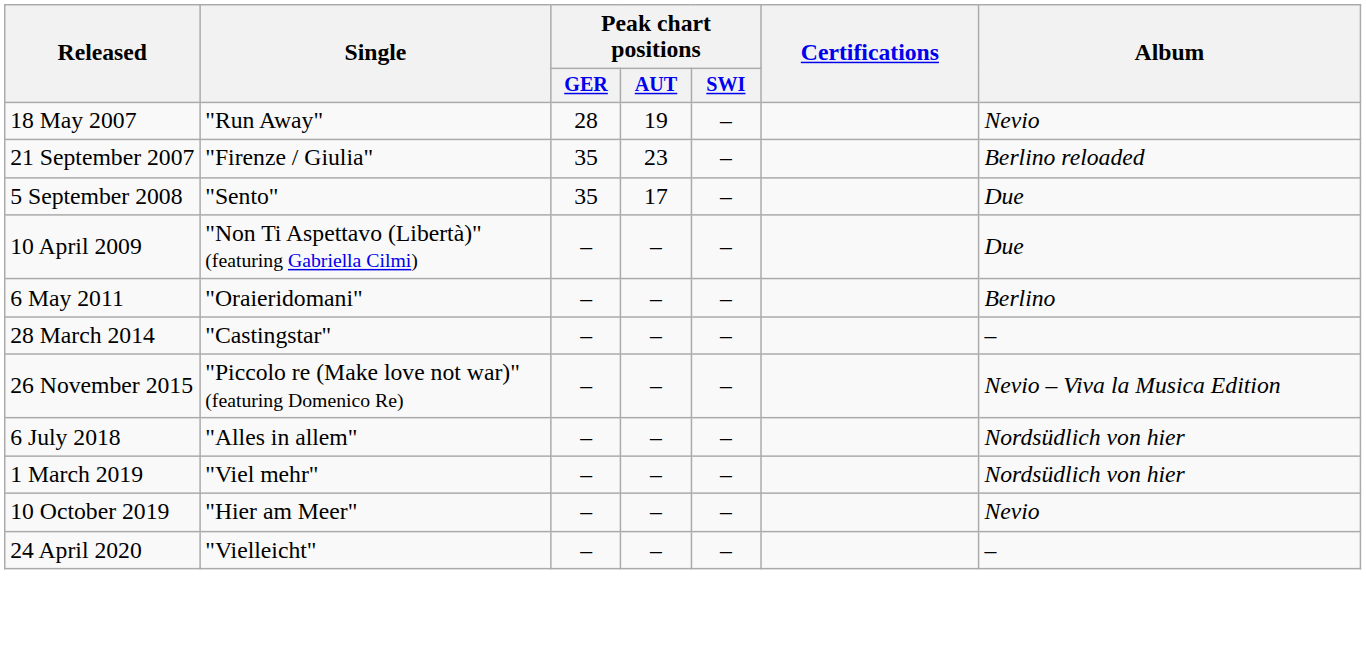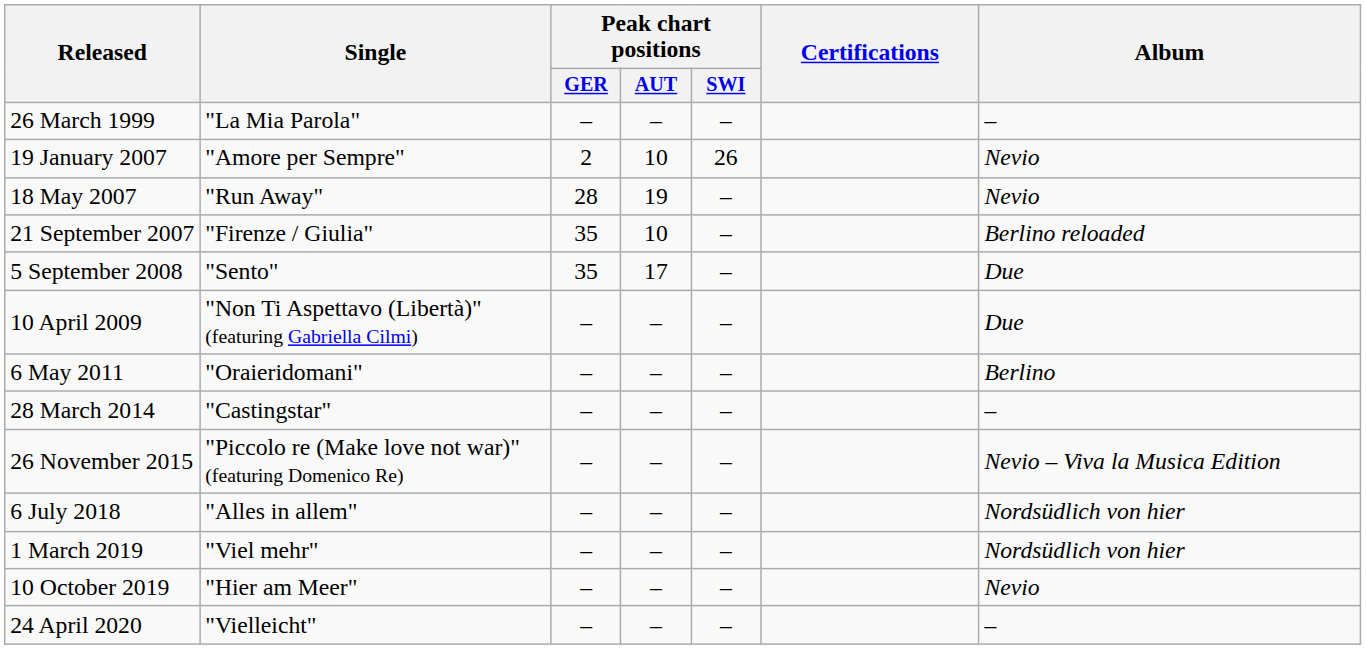+ row: (83, 120)
+ row: (88, 158)
(656, 158) 23 -> (656, 233) 10
